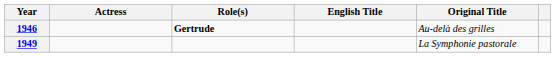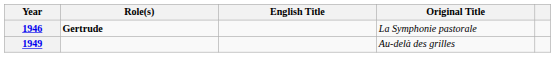- column: (111, 12)
(456, 28) Au-delà des grilles -> (428, 28) La Symphonie pastorale
(467, 44) La Symphonie pastorale -> (417, 44) Au-delà des grilles
